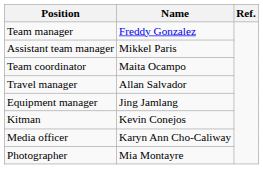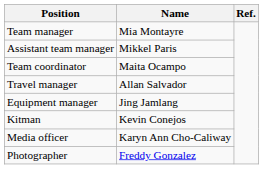(157, 31) Freddy Gonzalez -> (151, 31) Mia Montayre
(151, 155) Mia Montayre -> (157, 155) Freddy Gonzalez
